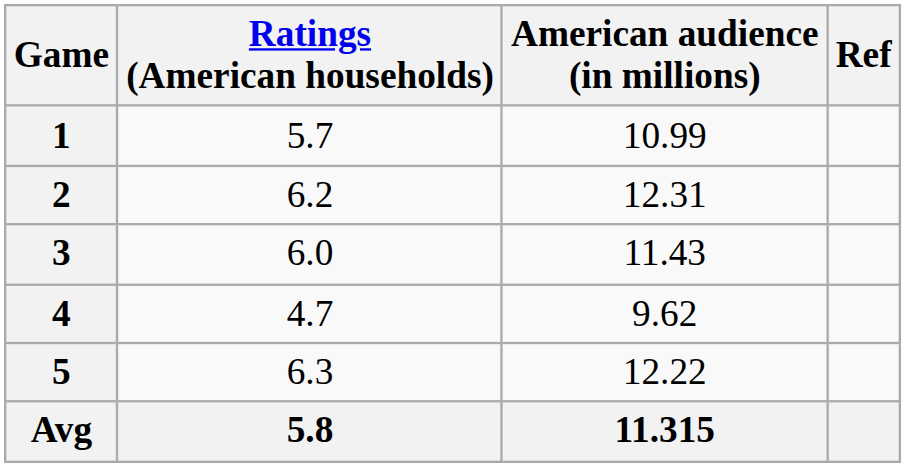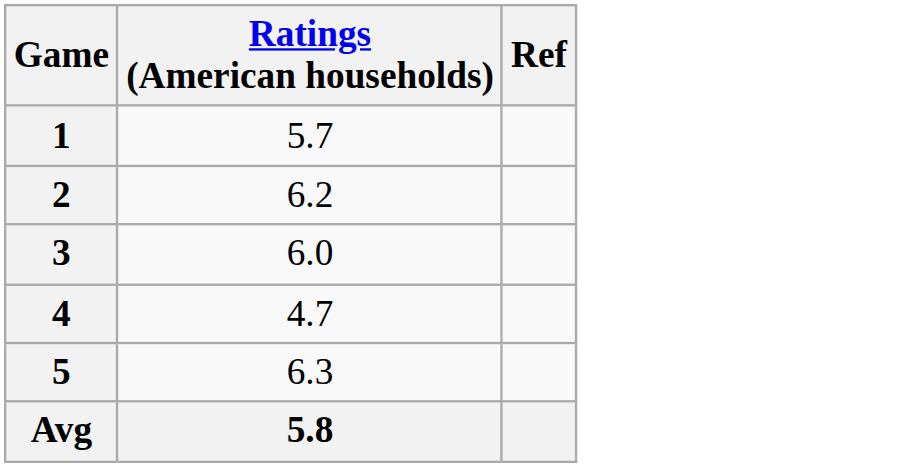- column: (665, 55)
